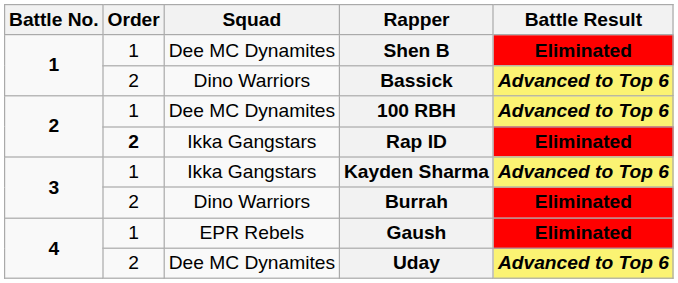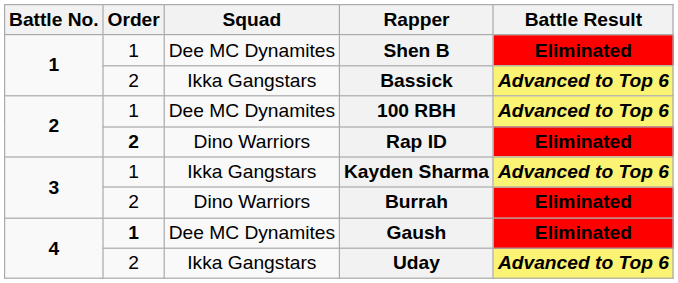(252, 80) Dino Warriors -> (252, 80) Ikka Gangstars
(252, 141) Ikka Gangstars -> (252, 141) Dino Warriors
(134, 232) normal -> (134, 232) bold
(252, 232) EPR Rebels -> (252, 232) Dee MC Dynamites
(252, 263) Dee MC Dynamites -> (252, 263) Ikka Gangstars
